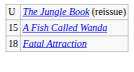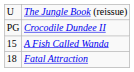+ row: (65, 28)
